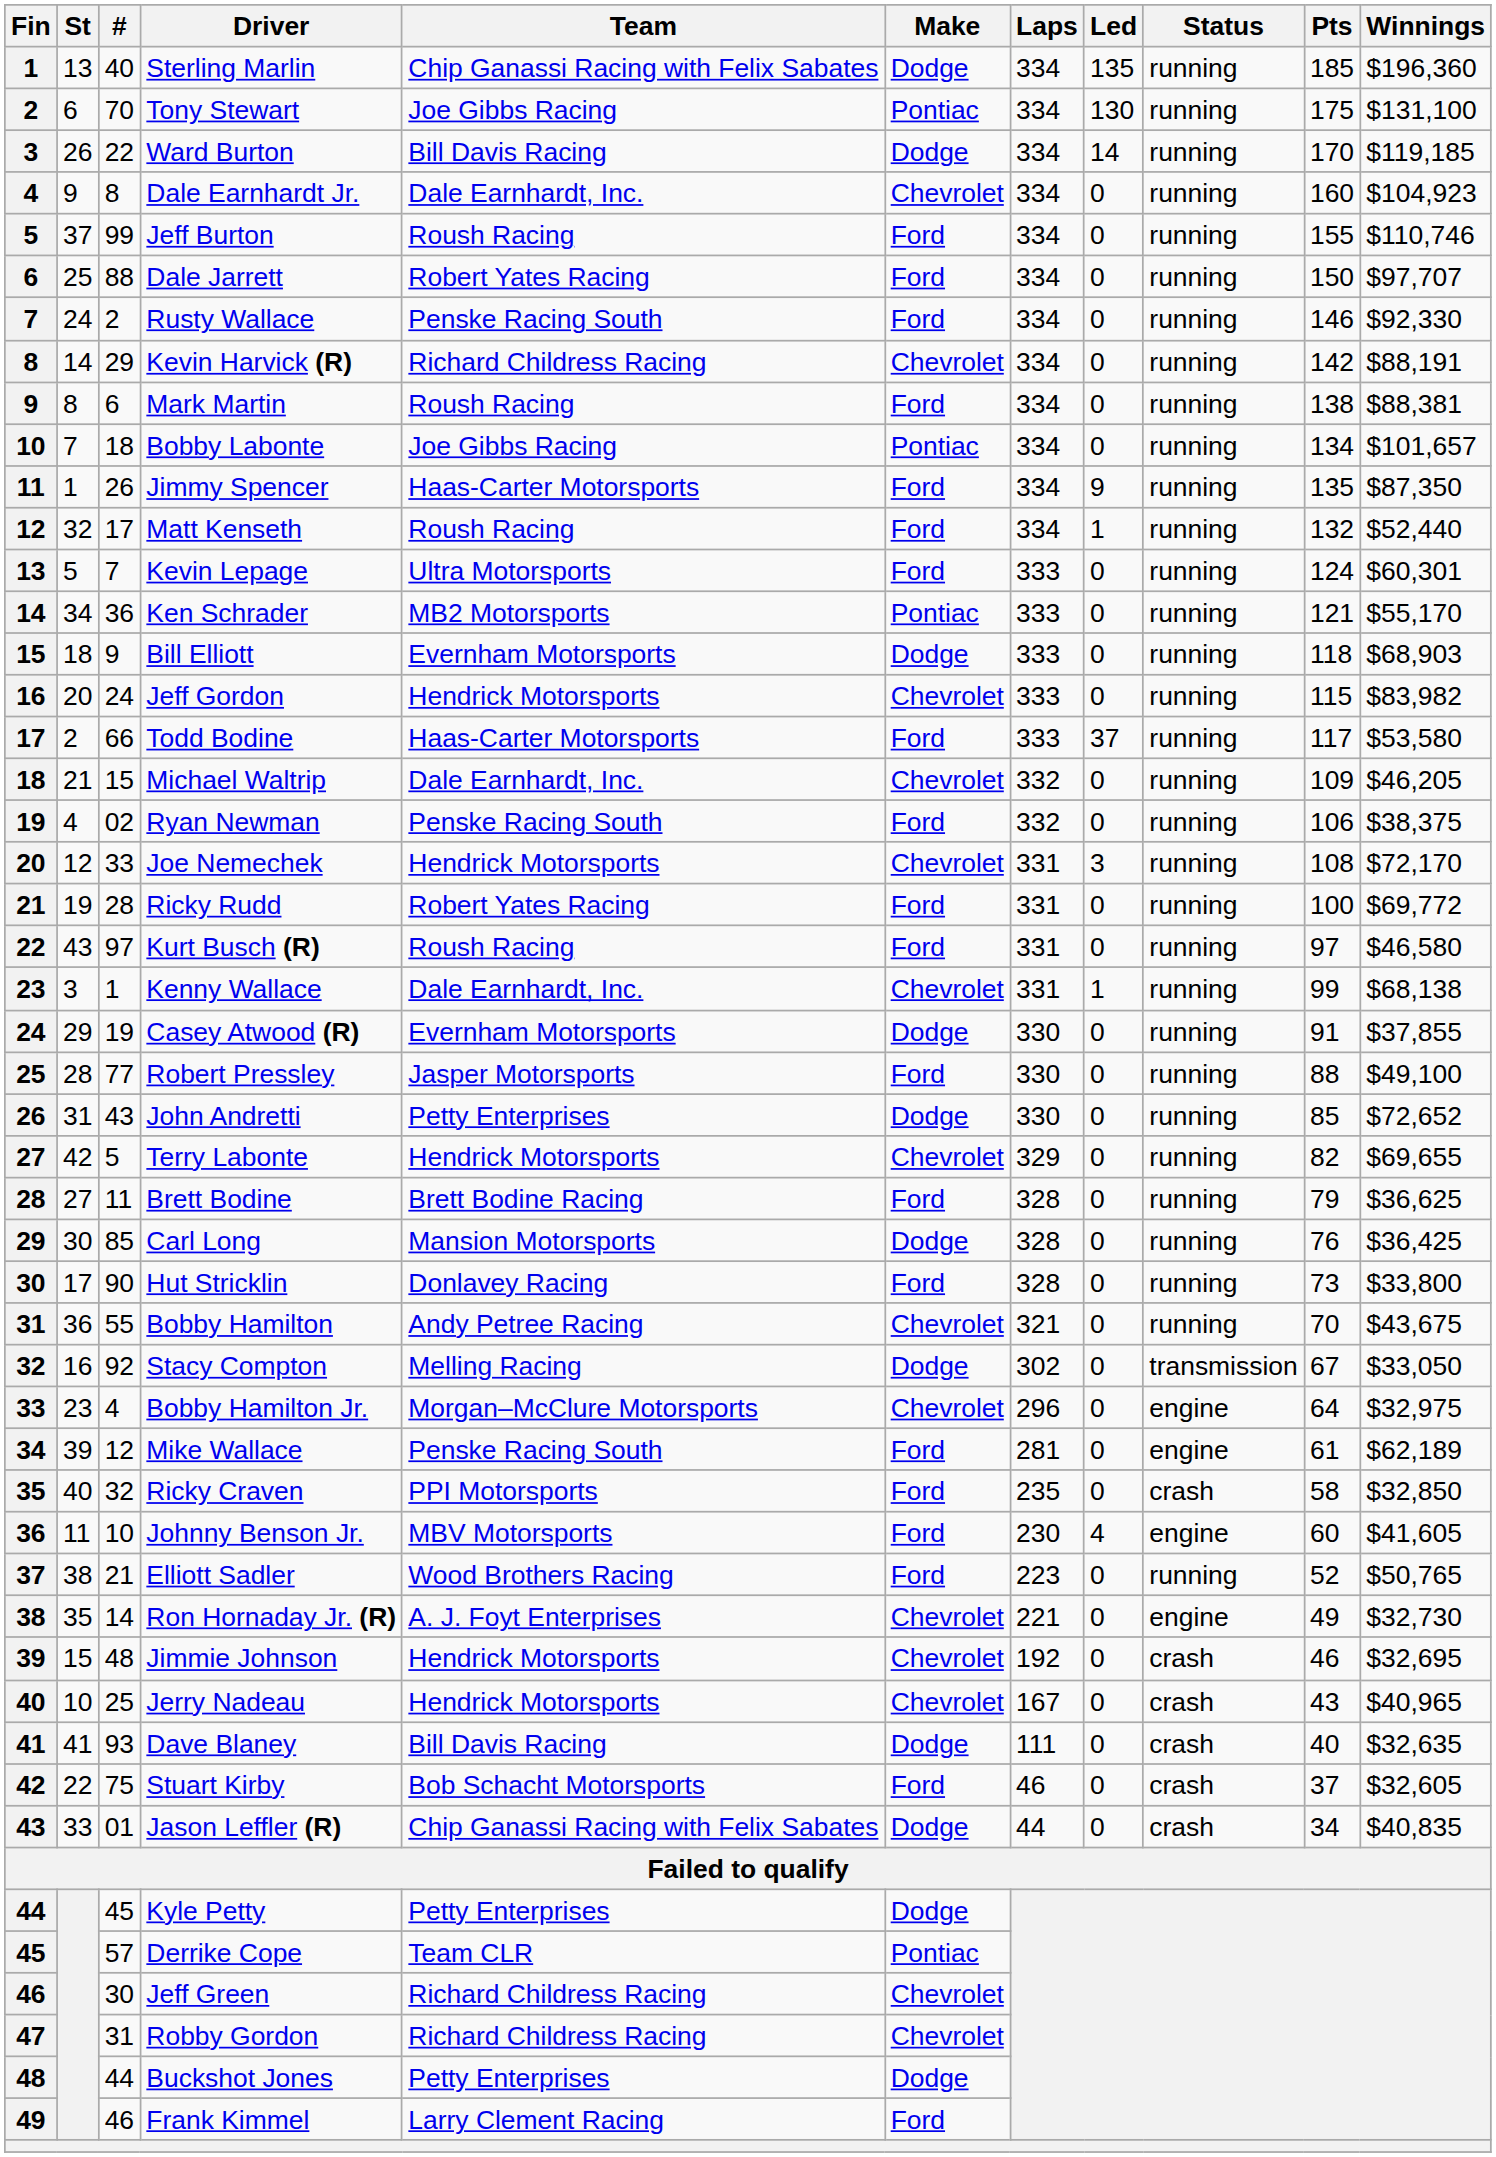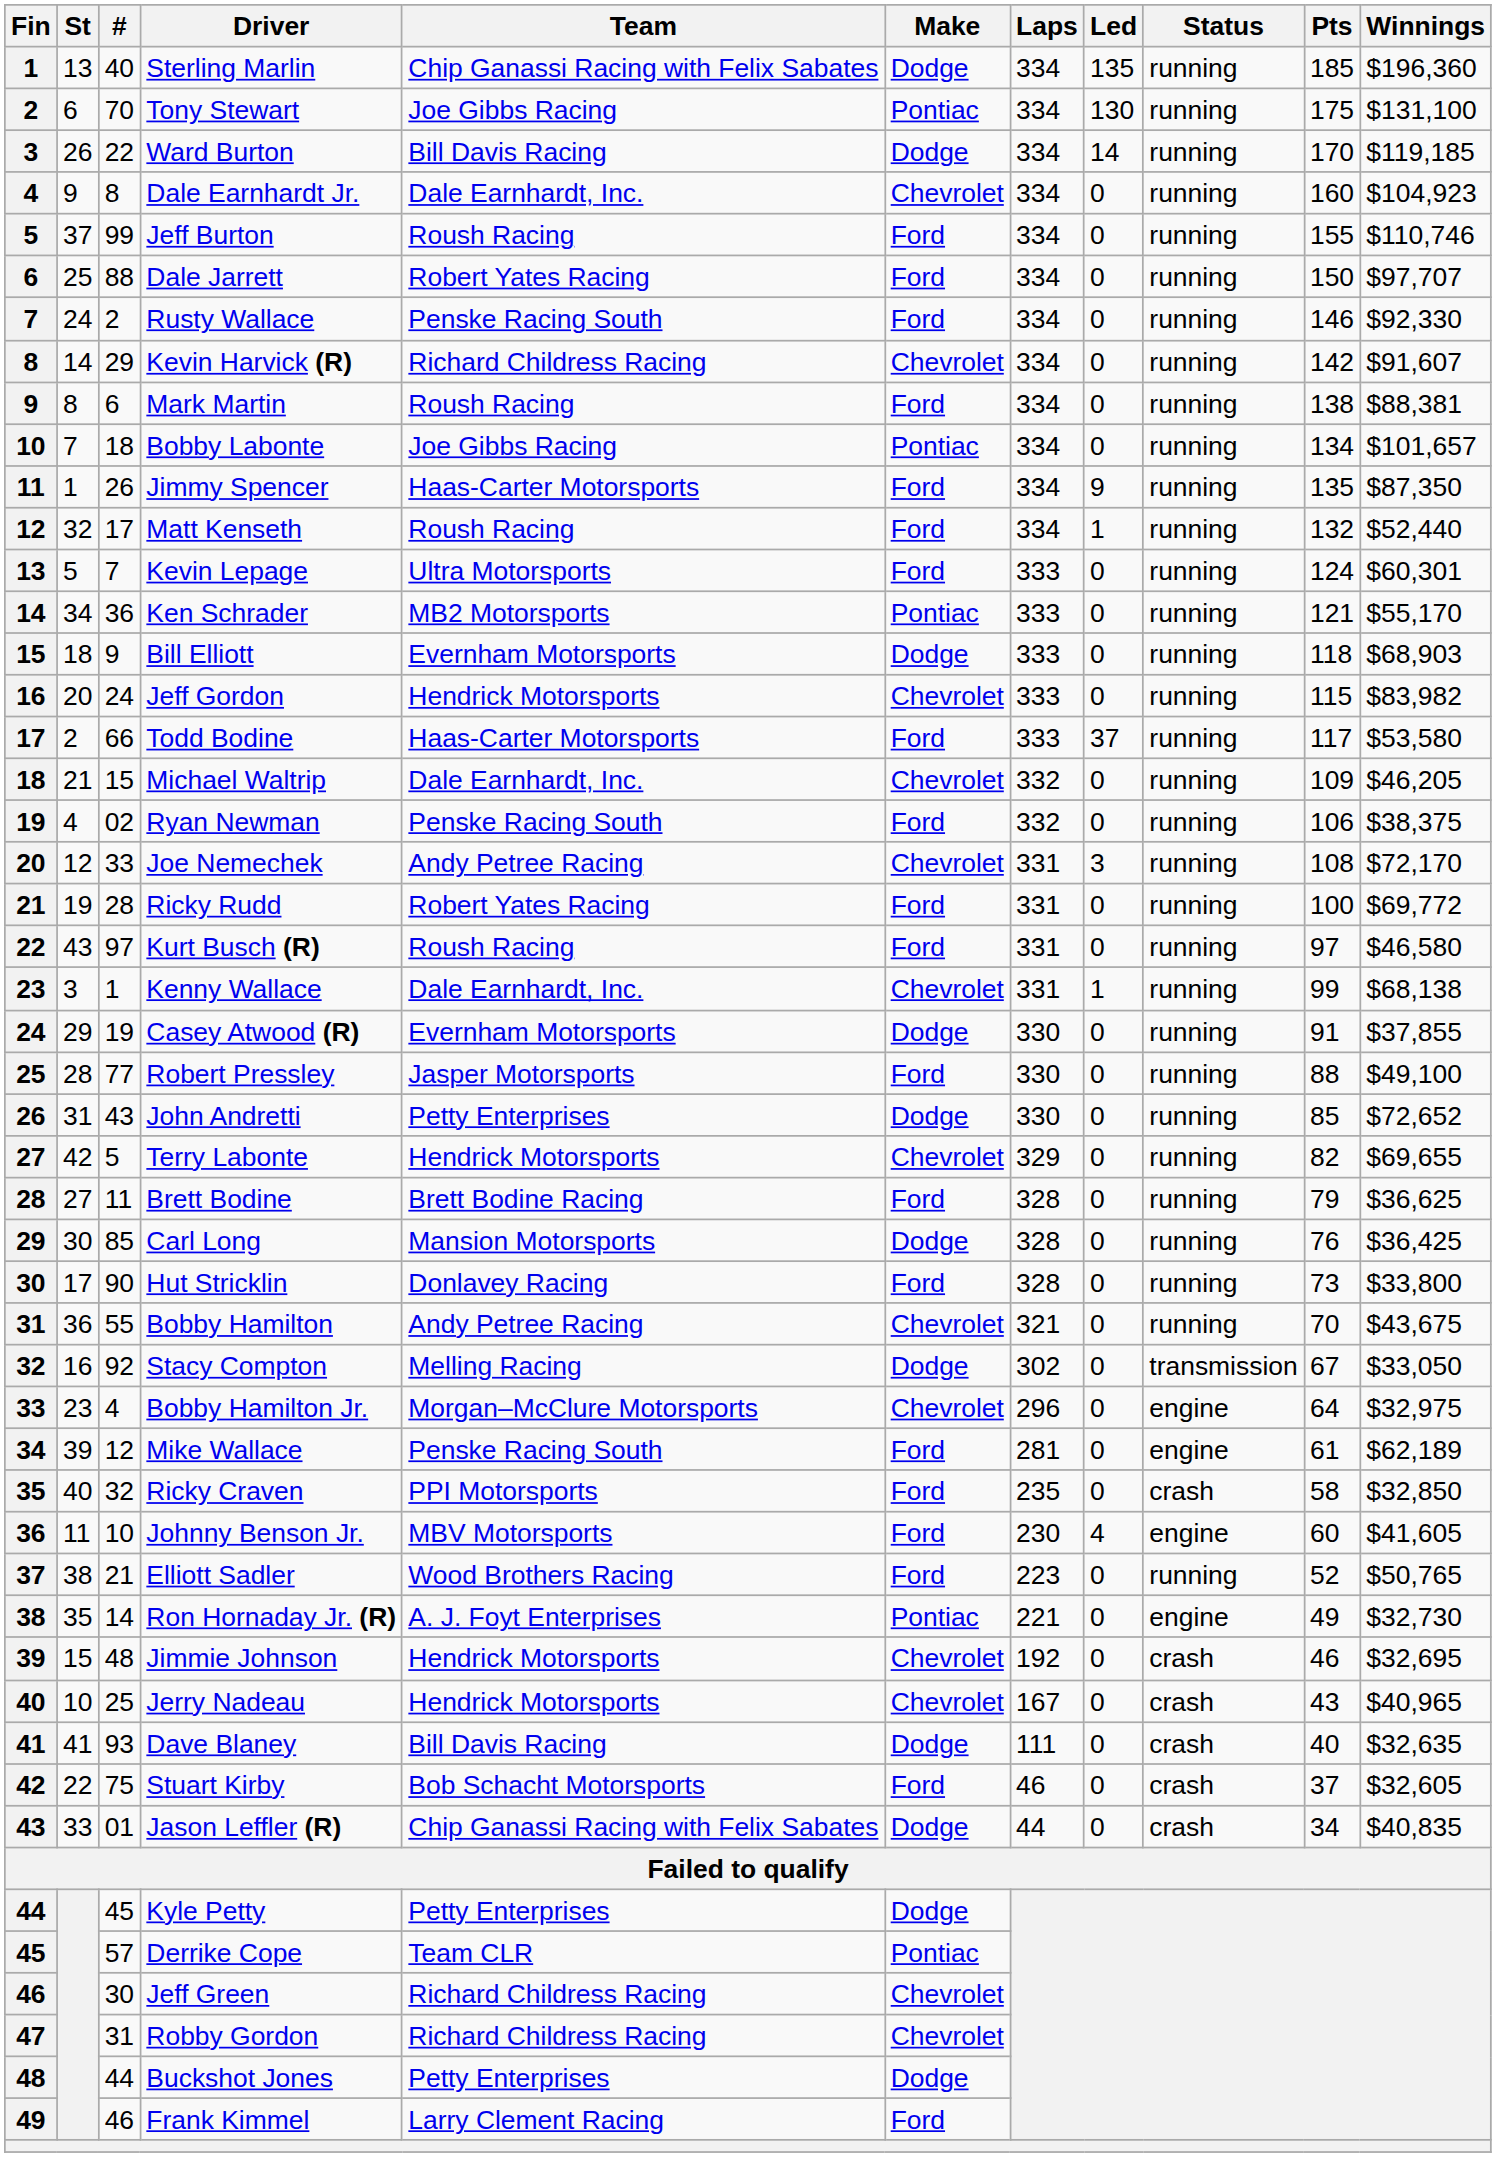(1414, 361) $88,191 -> (1414, 361) $91,607
(534, 863) Hendrick Motorsports -> (526, 863) Andy Petree Racing
(947, 1617) Chevrolet -> (935, 1617) Pontiac
